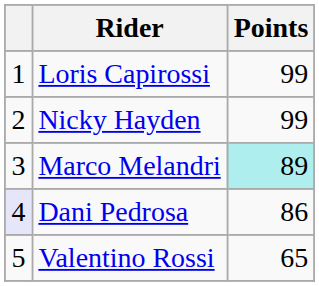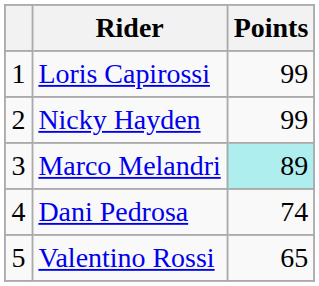(18, 212) lavender background -> (18, 212) no background
(294, 212) 86 -> (294, 212) 74
